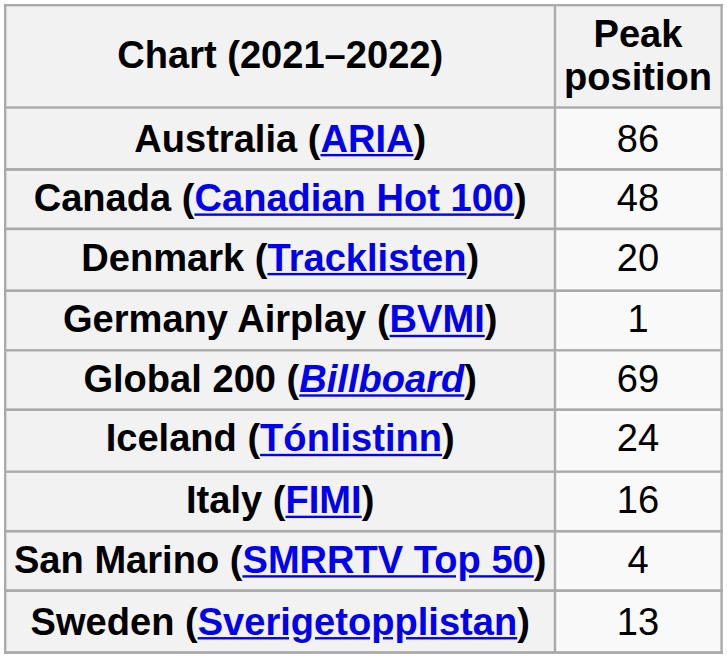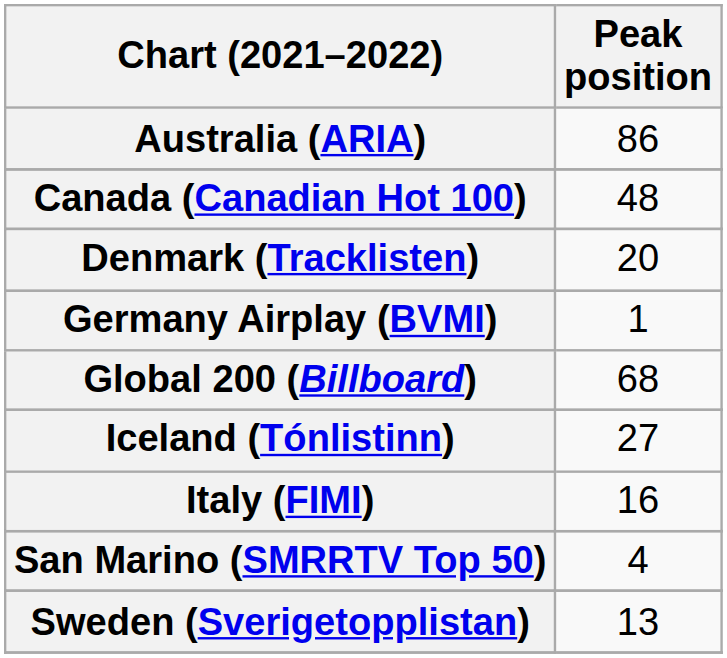(638, 379) 69 -> (638, 379) 68
(638, 439) 24 -> (638, 439) 27
